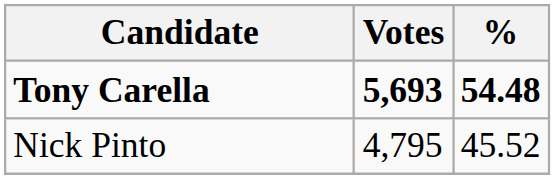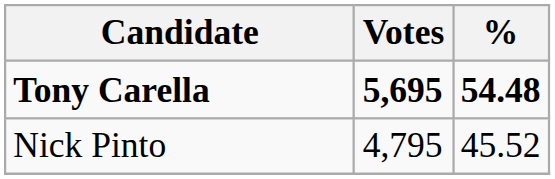(403, 88) 5,693 -> (403, 88) 5,695
